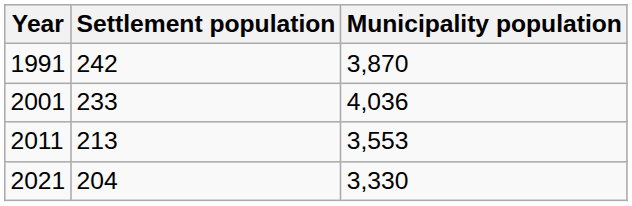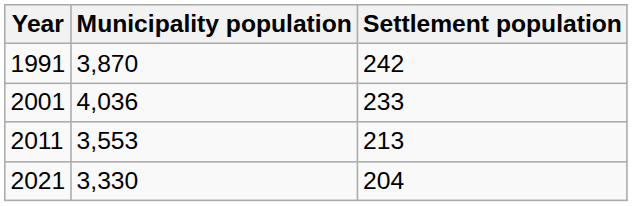columns swapped: (206, 24) <-> (484, 24)
